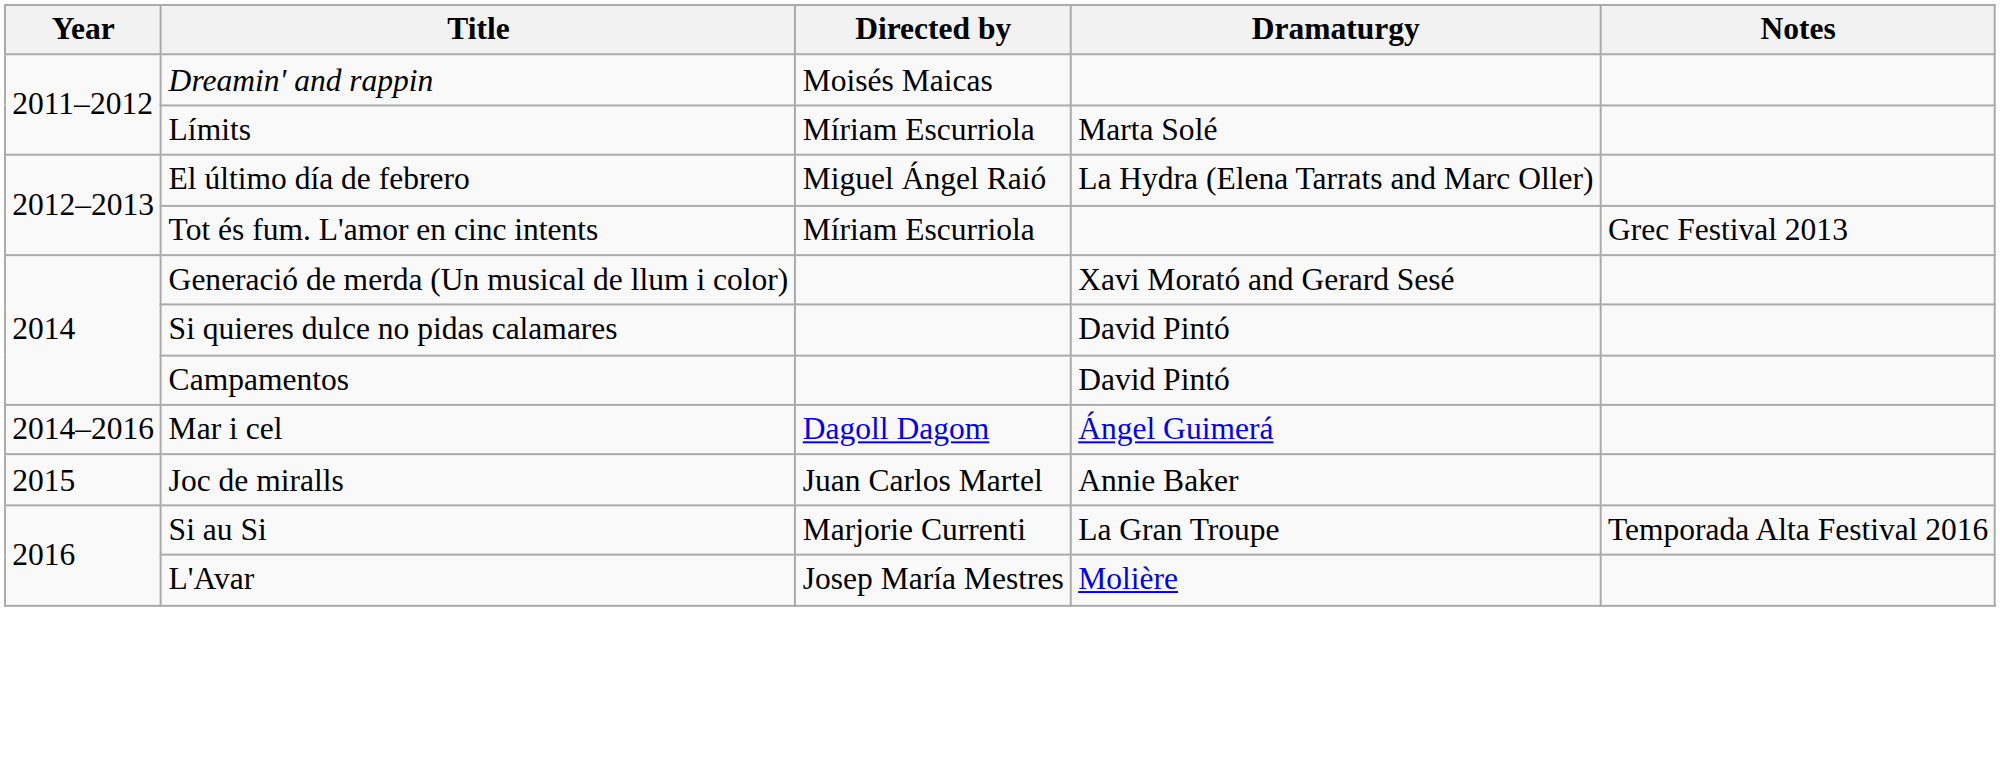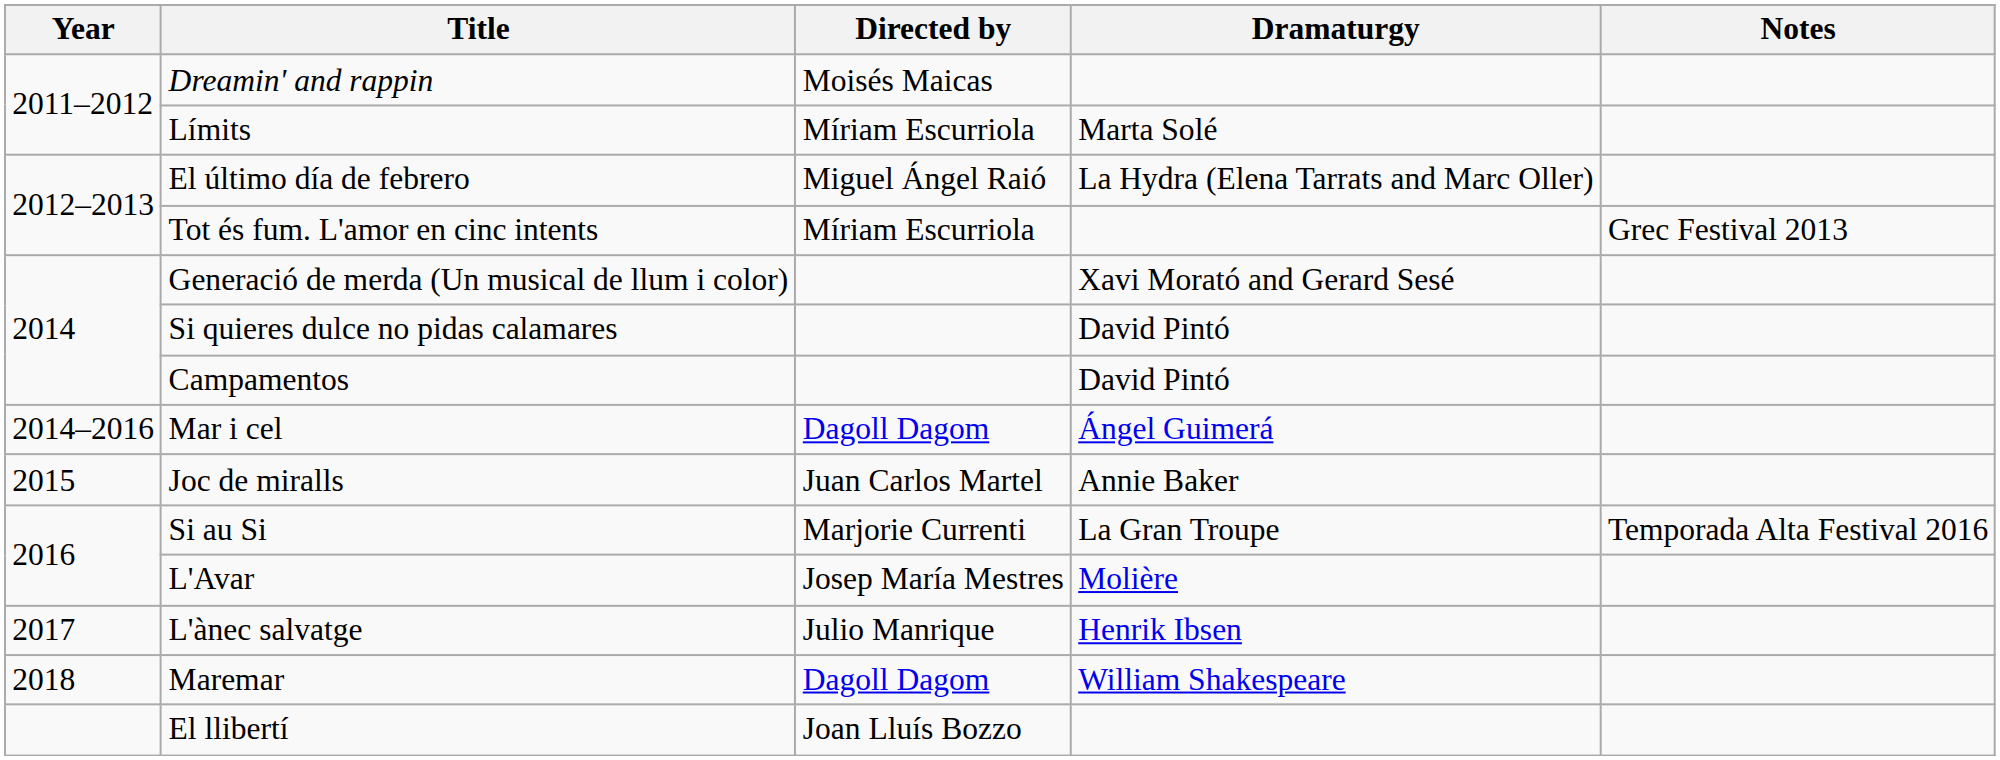+ row: (266, 629)
+ row: (226, 679)
+ row: (229, 729)
